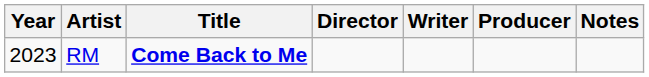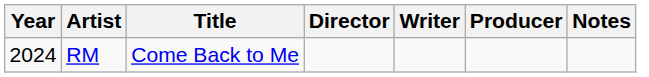(33, 54) 2023 -> (33, 54) 2024
(219, 54) bold -> (215, 54) normal
